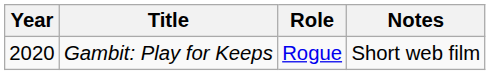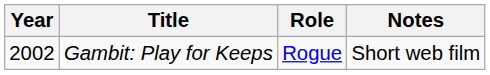(32, 52) 2020 -> (32, 52) 2002
